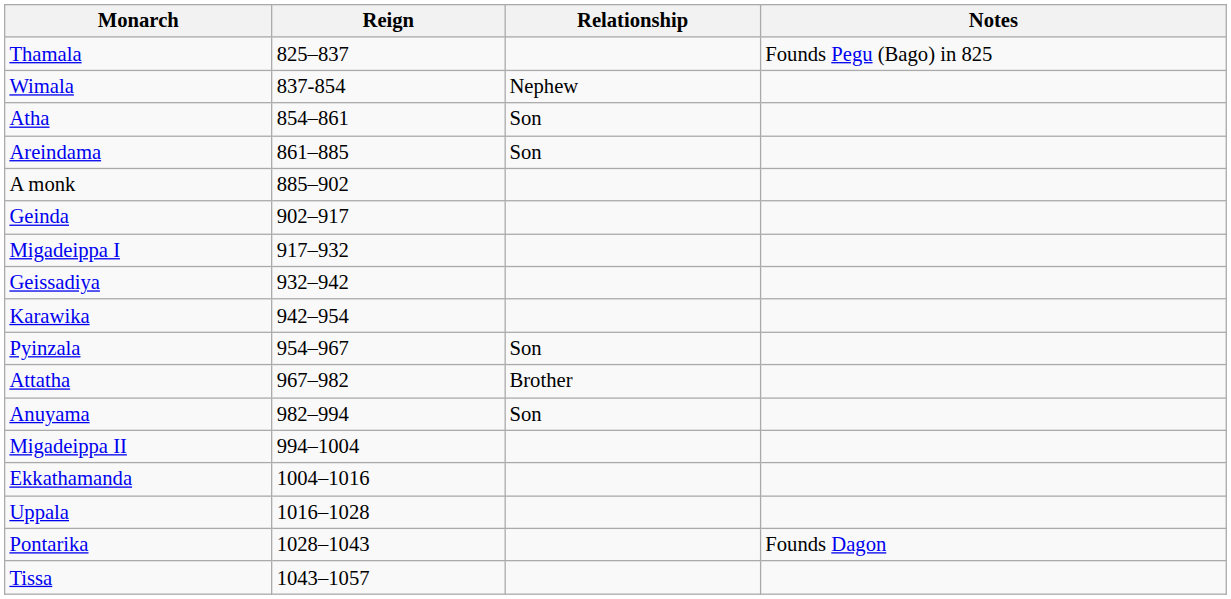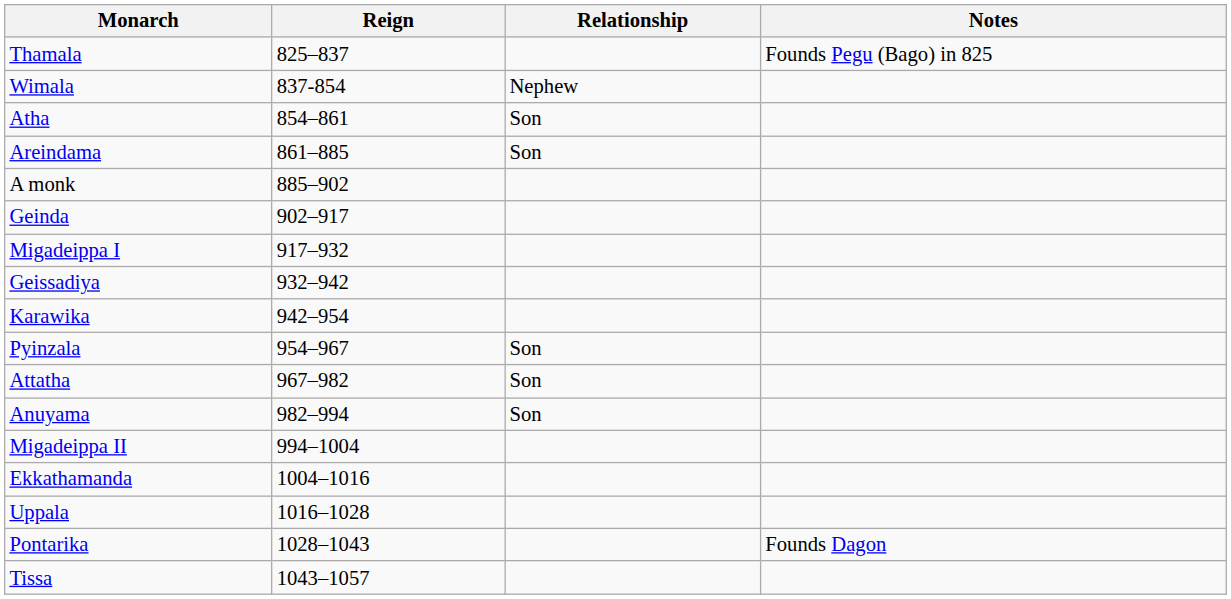(541, 380) Brother -> (526, 380) Son
